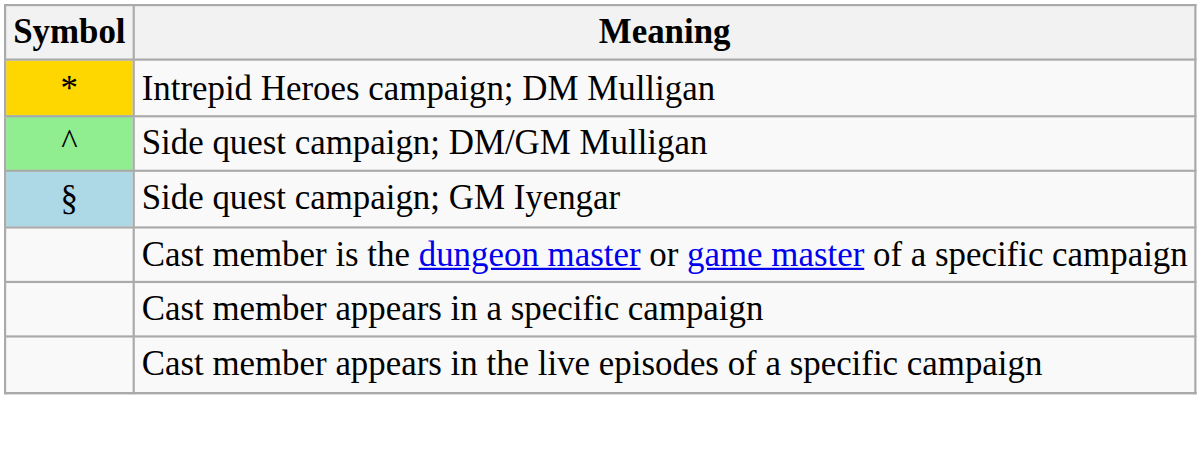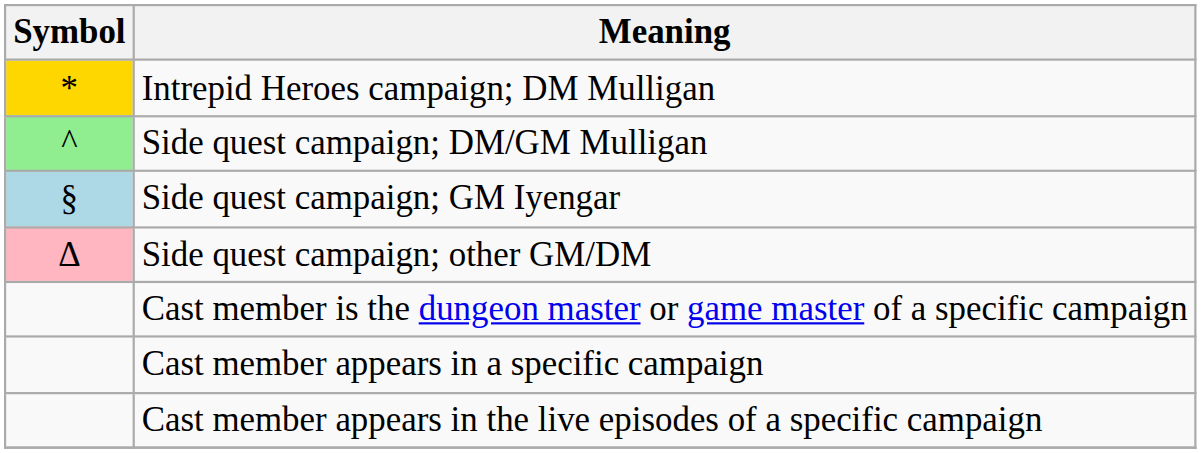+ row: (396, 253)
